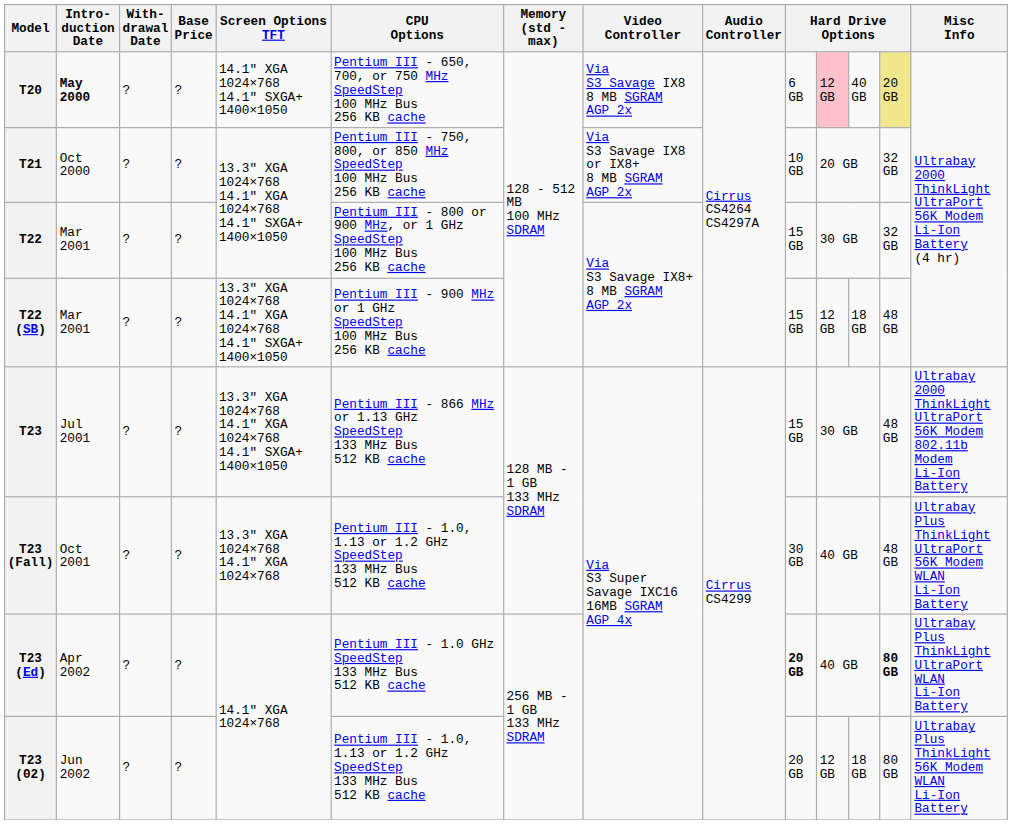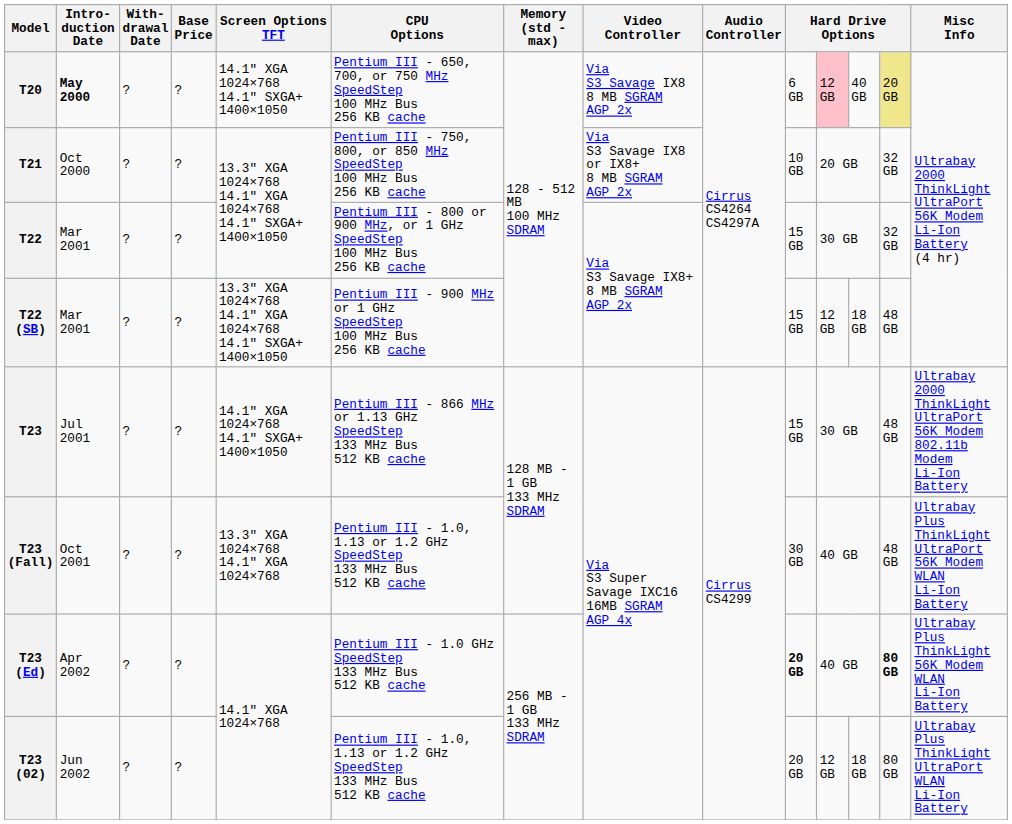(261, 432) 13.3" XGA 1024×768 14.1" XGA 1024×768 14.1" SXGA+ 1400×1050 -> (261, 432) 14.1" XGA 1024×768 14.1" SXGA+ 1400×1050
(953, 665) Ultrabay Plus ThinkLight UltraPort WLAN Li-Ion Battery -> (953, 665) Ultrabay Plus ThinkLight 56K Modem WLAN Li-Ion Battery
(953, 768) Ultrabay Plus ThinkLight 56K Modem WLAN Li-Ion Battery -> (953, 768) Ultrabay Plus ThinkLight UltraPort WLAN Li-Ion Battery
